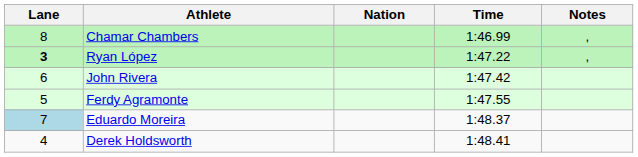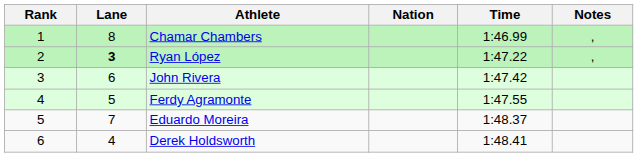+ column: (41, 15)
(44, 120) lightblue background -> (112, 120) no background
